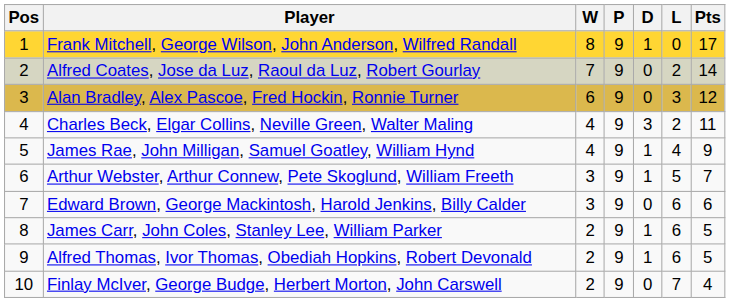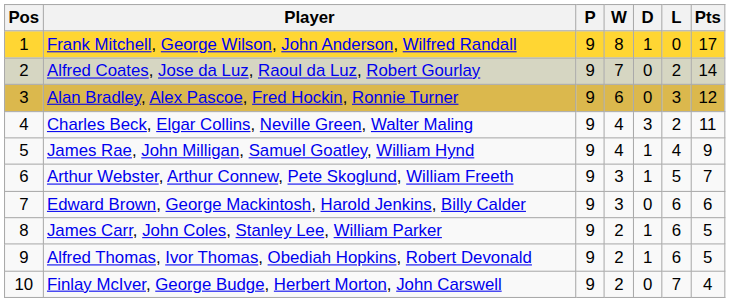columns swapped: (619, 17) <-> (590, 17)
